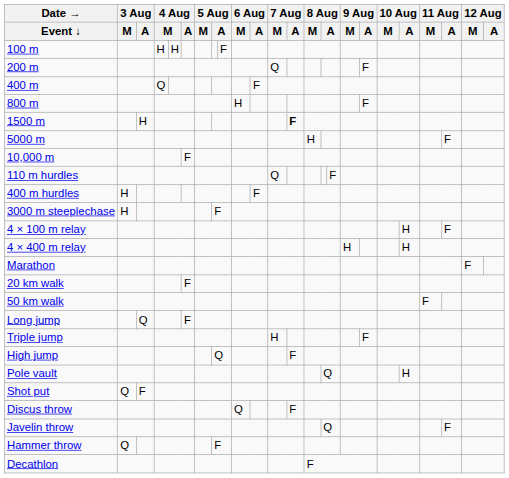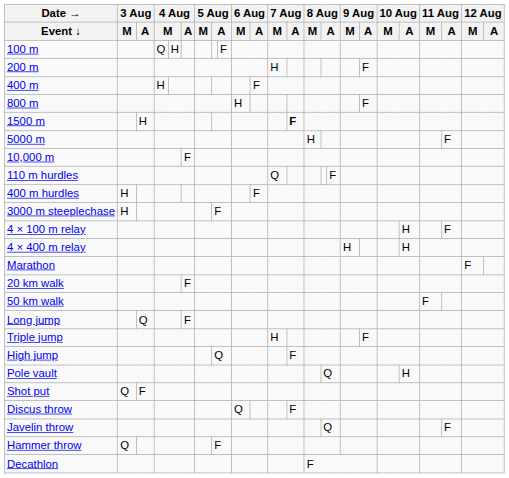(161, 49) H -> (161, 49) Q
(275, 67) Q -> (274, 67) H
(161, 85) Q -> (161, 85) H
